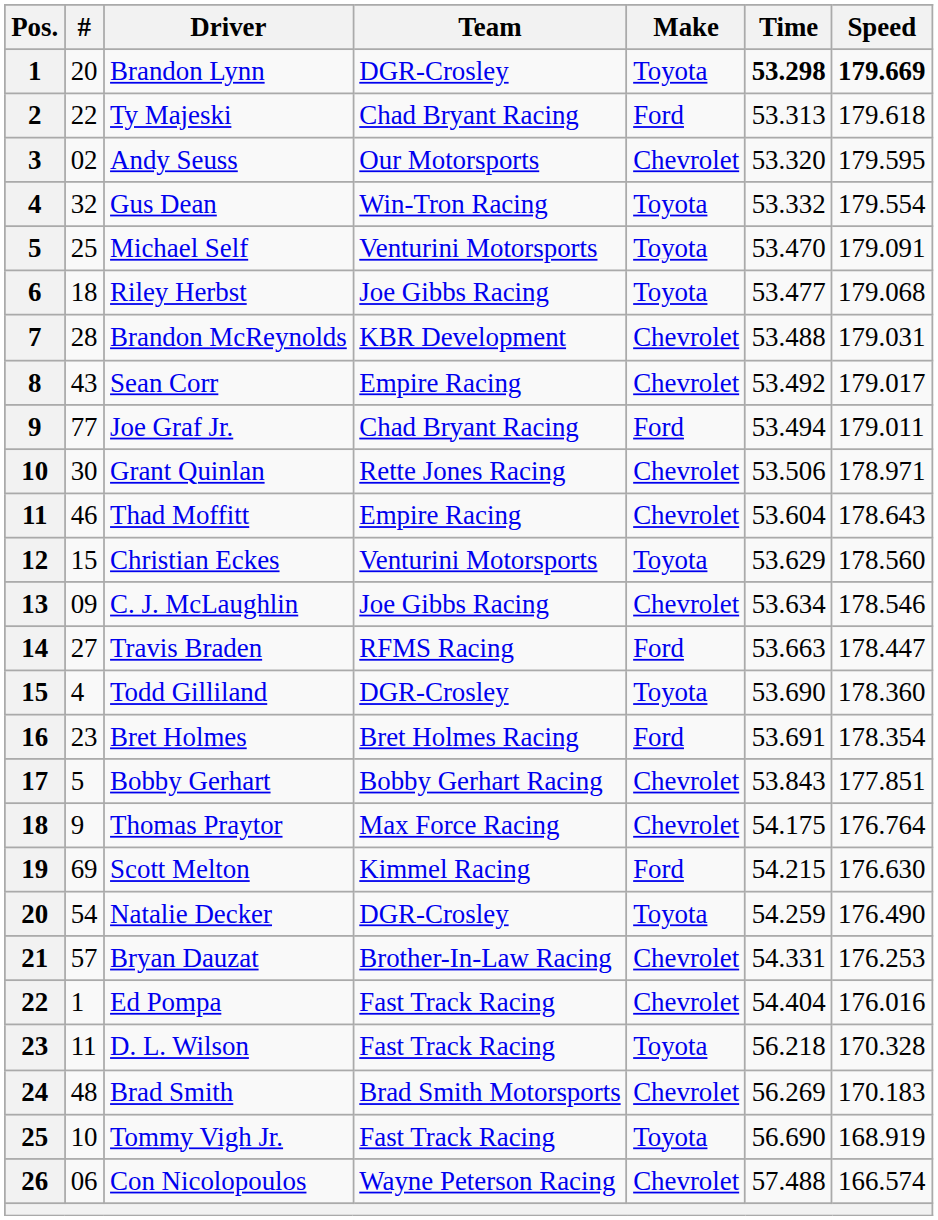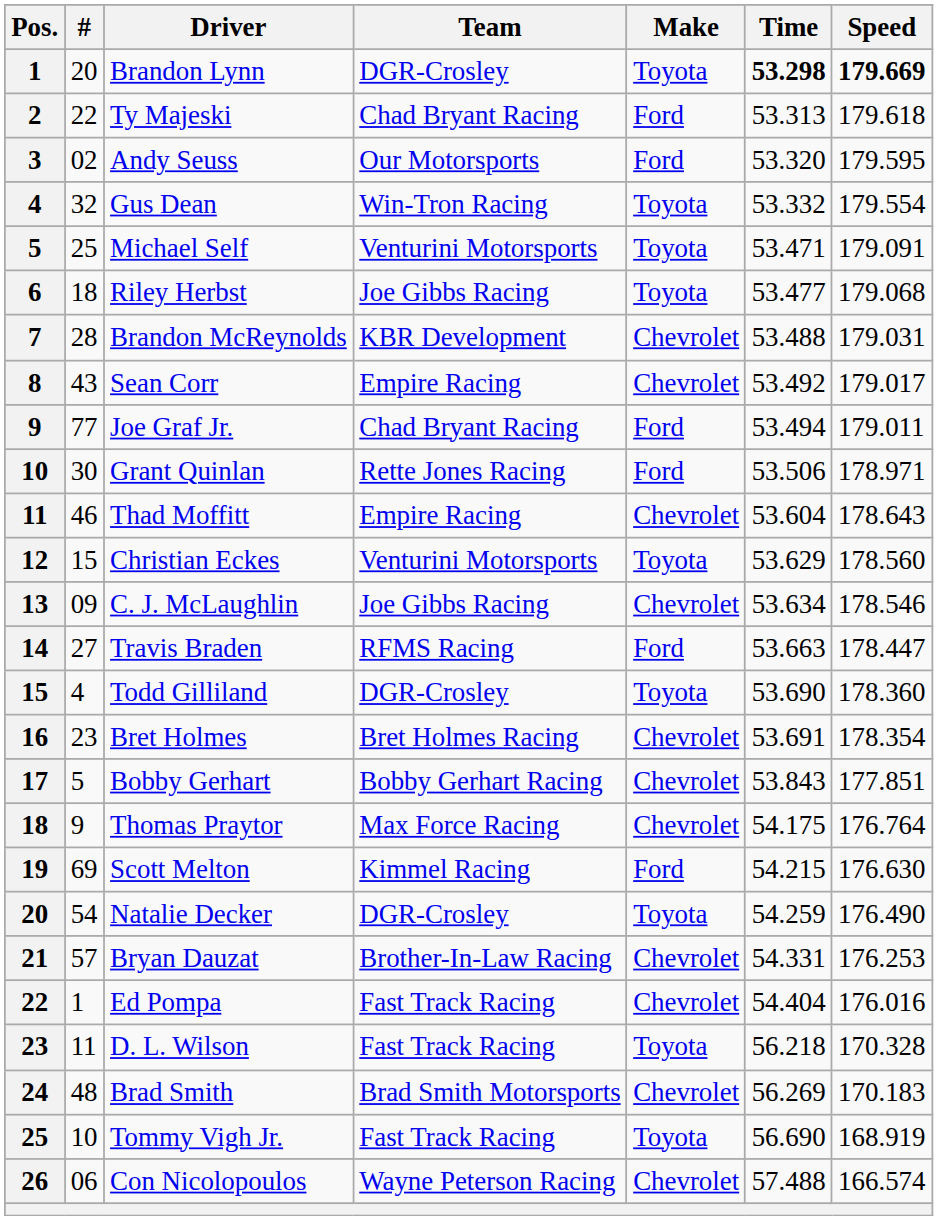(686, 159) Chevrolet -> (659, 159) Ford
(789, 248) 53.470 -> (789, 248) 53.471
(686, 470) Chevrolet -> (659, 470) Ford
(659, 736) Ford -> (686, 736) Chevrolet
